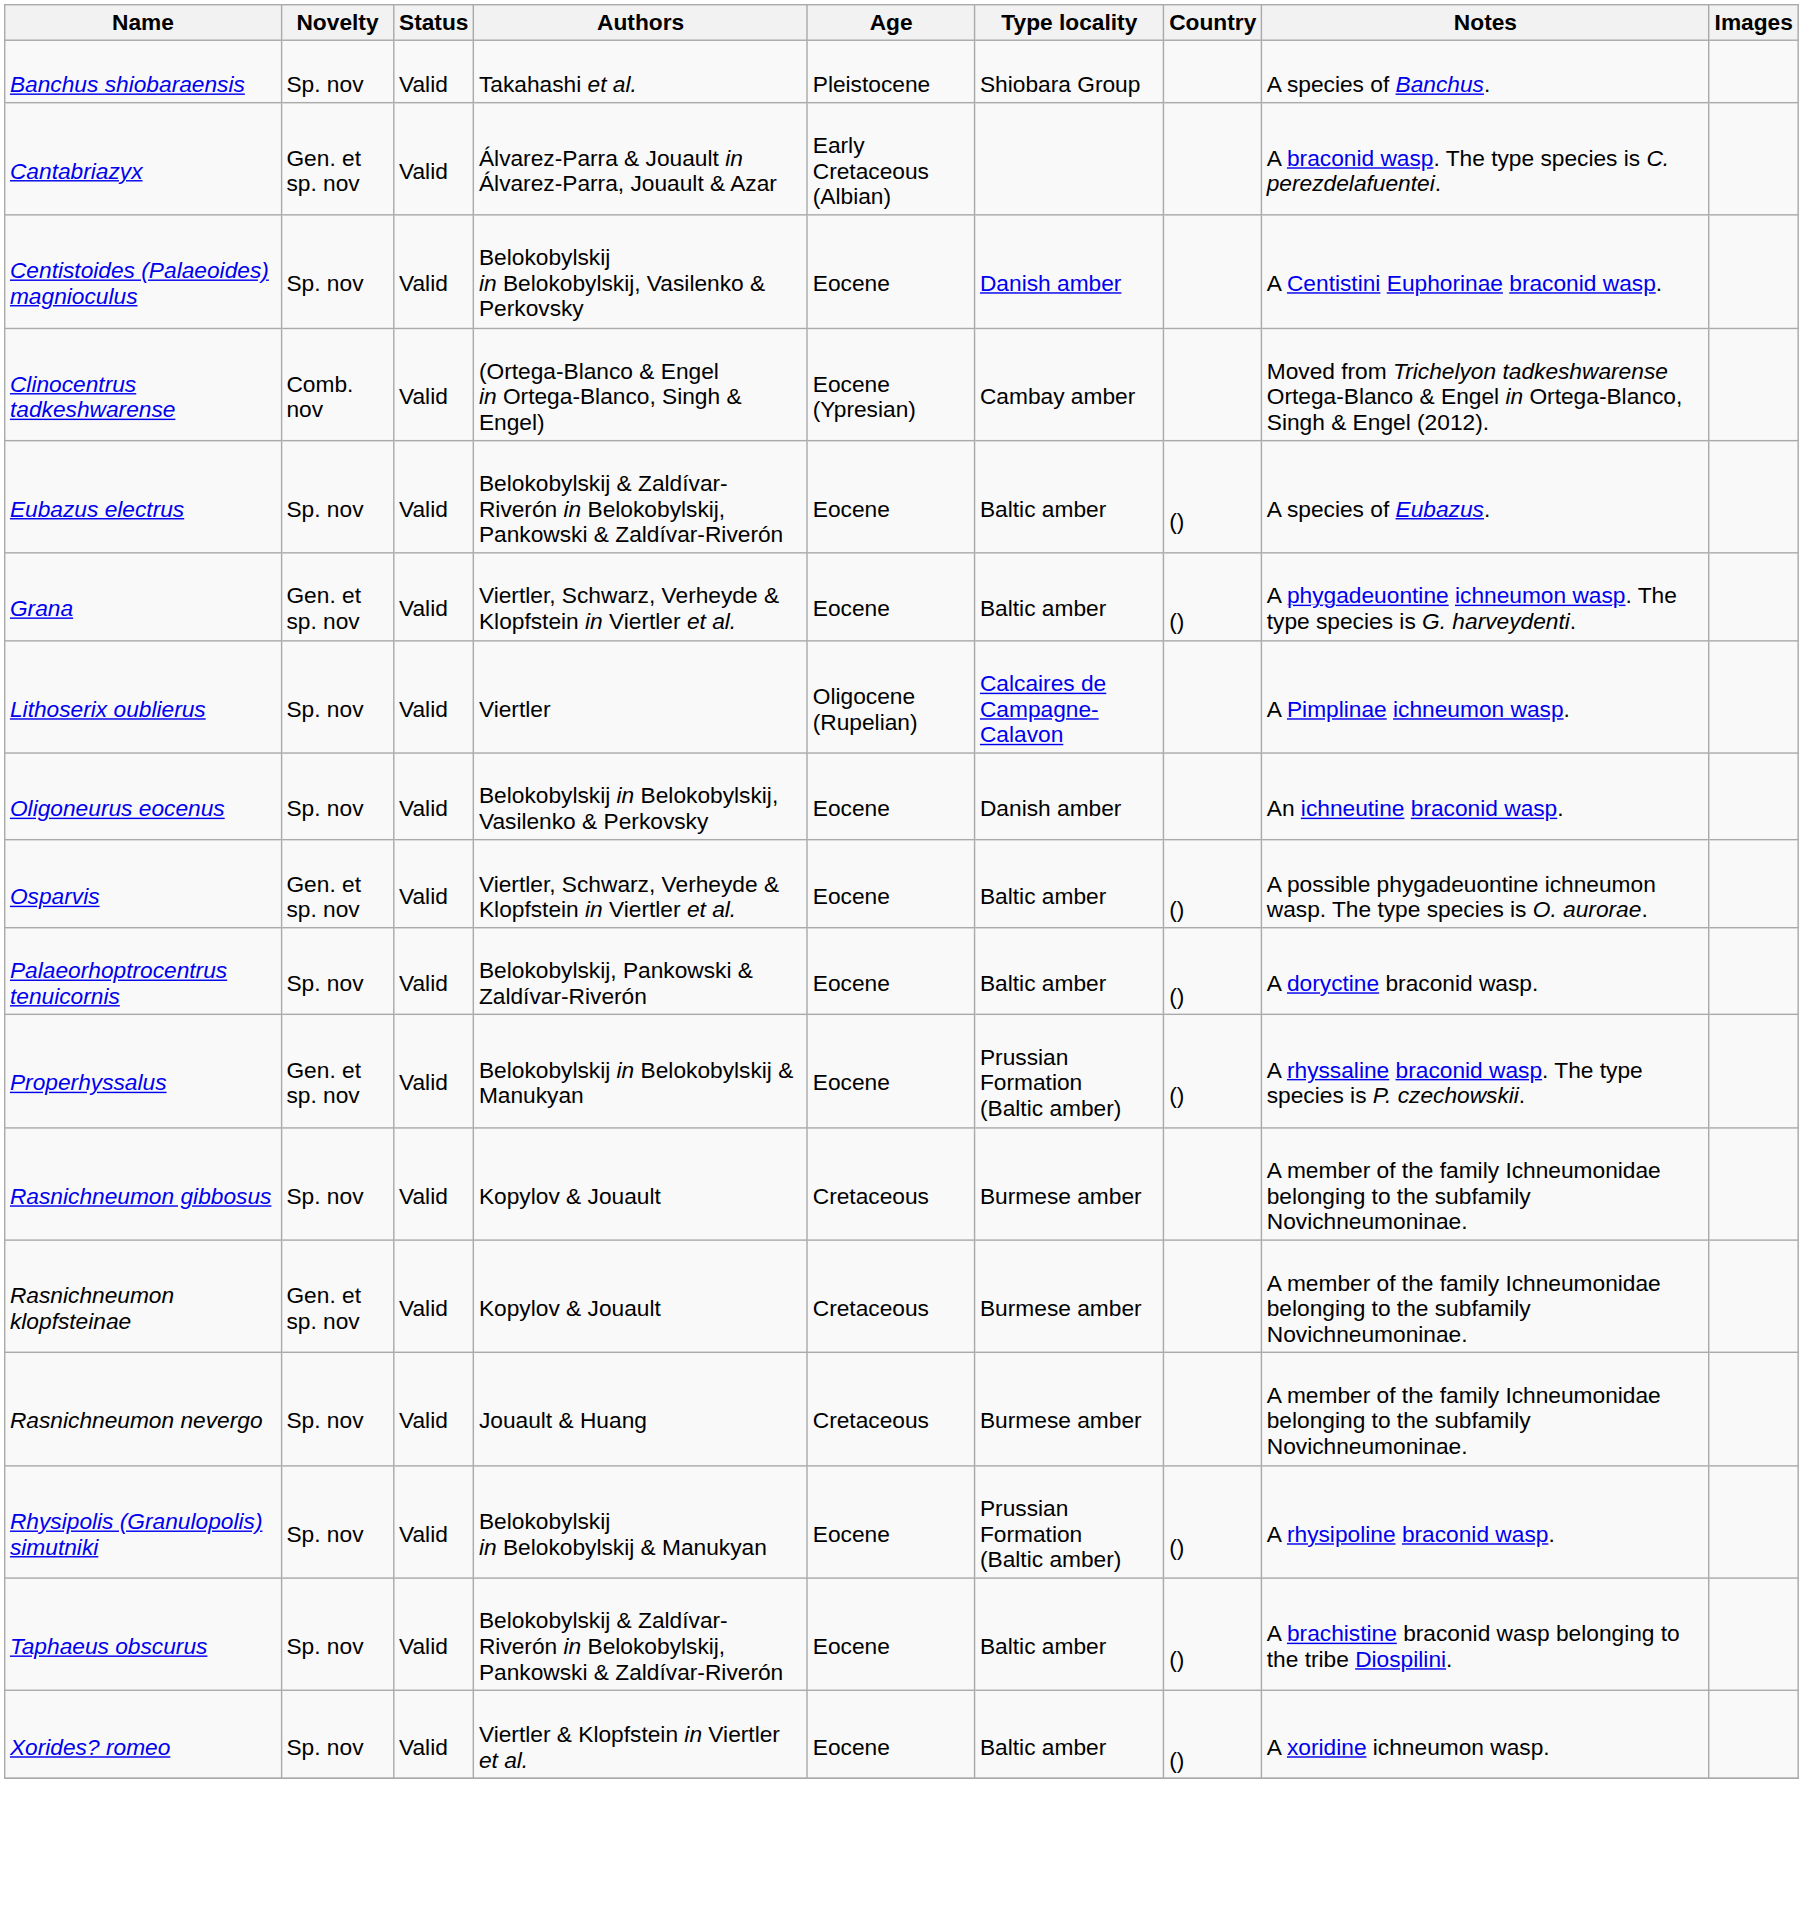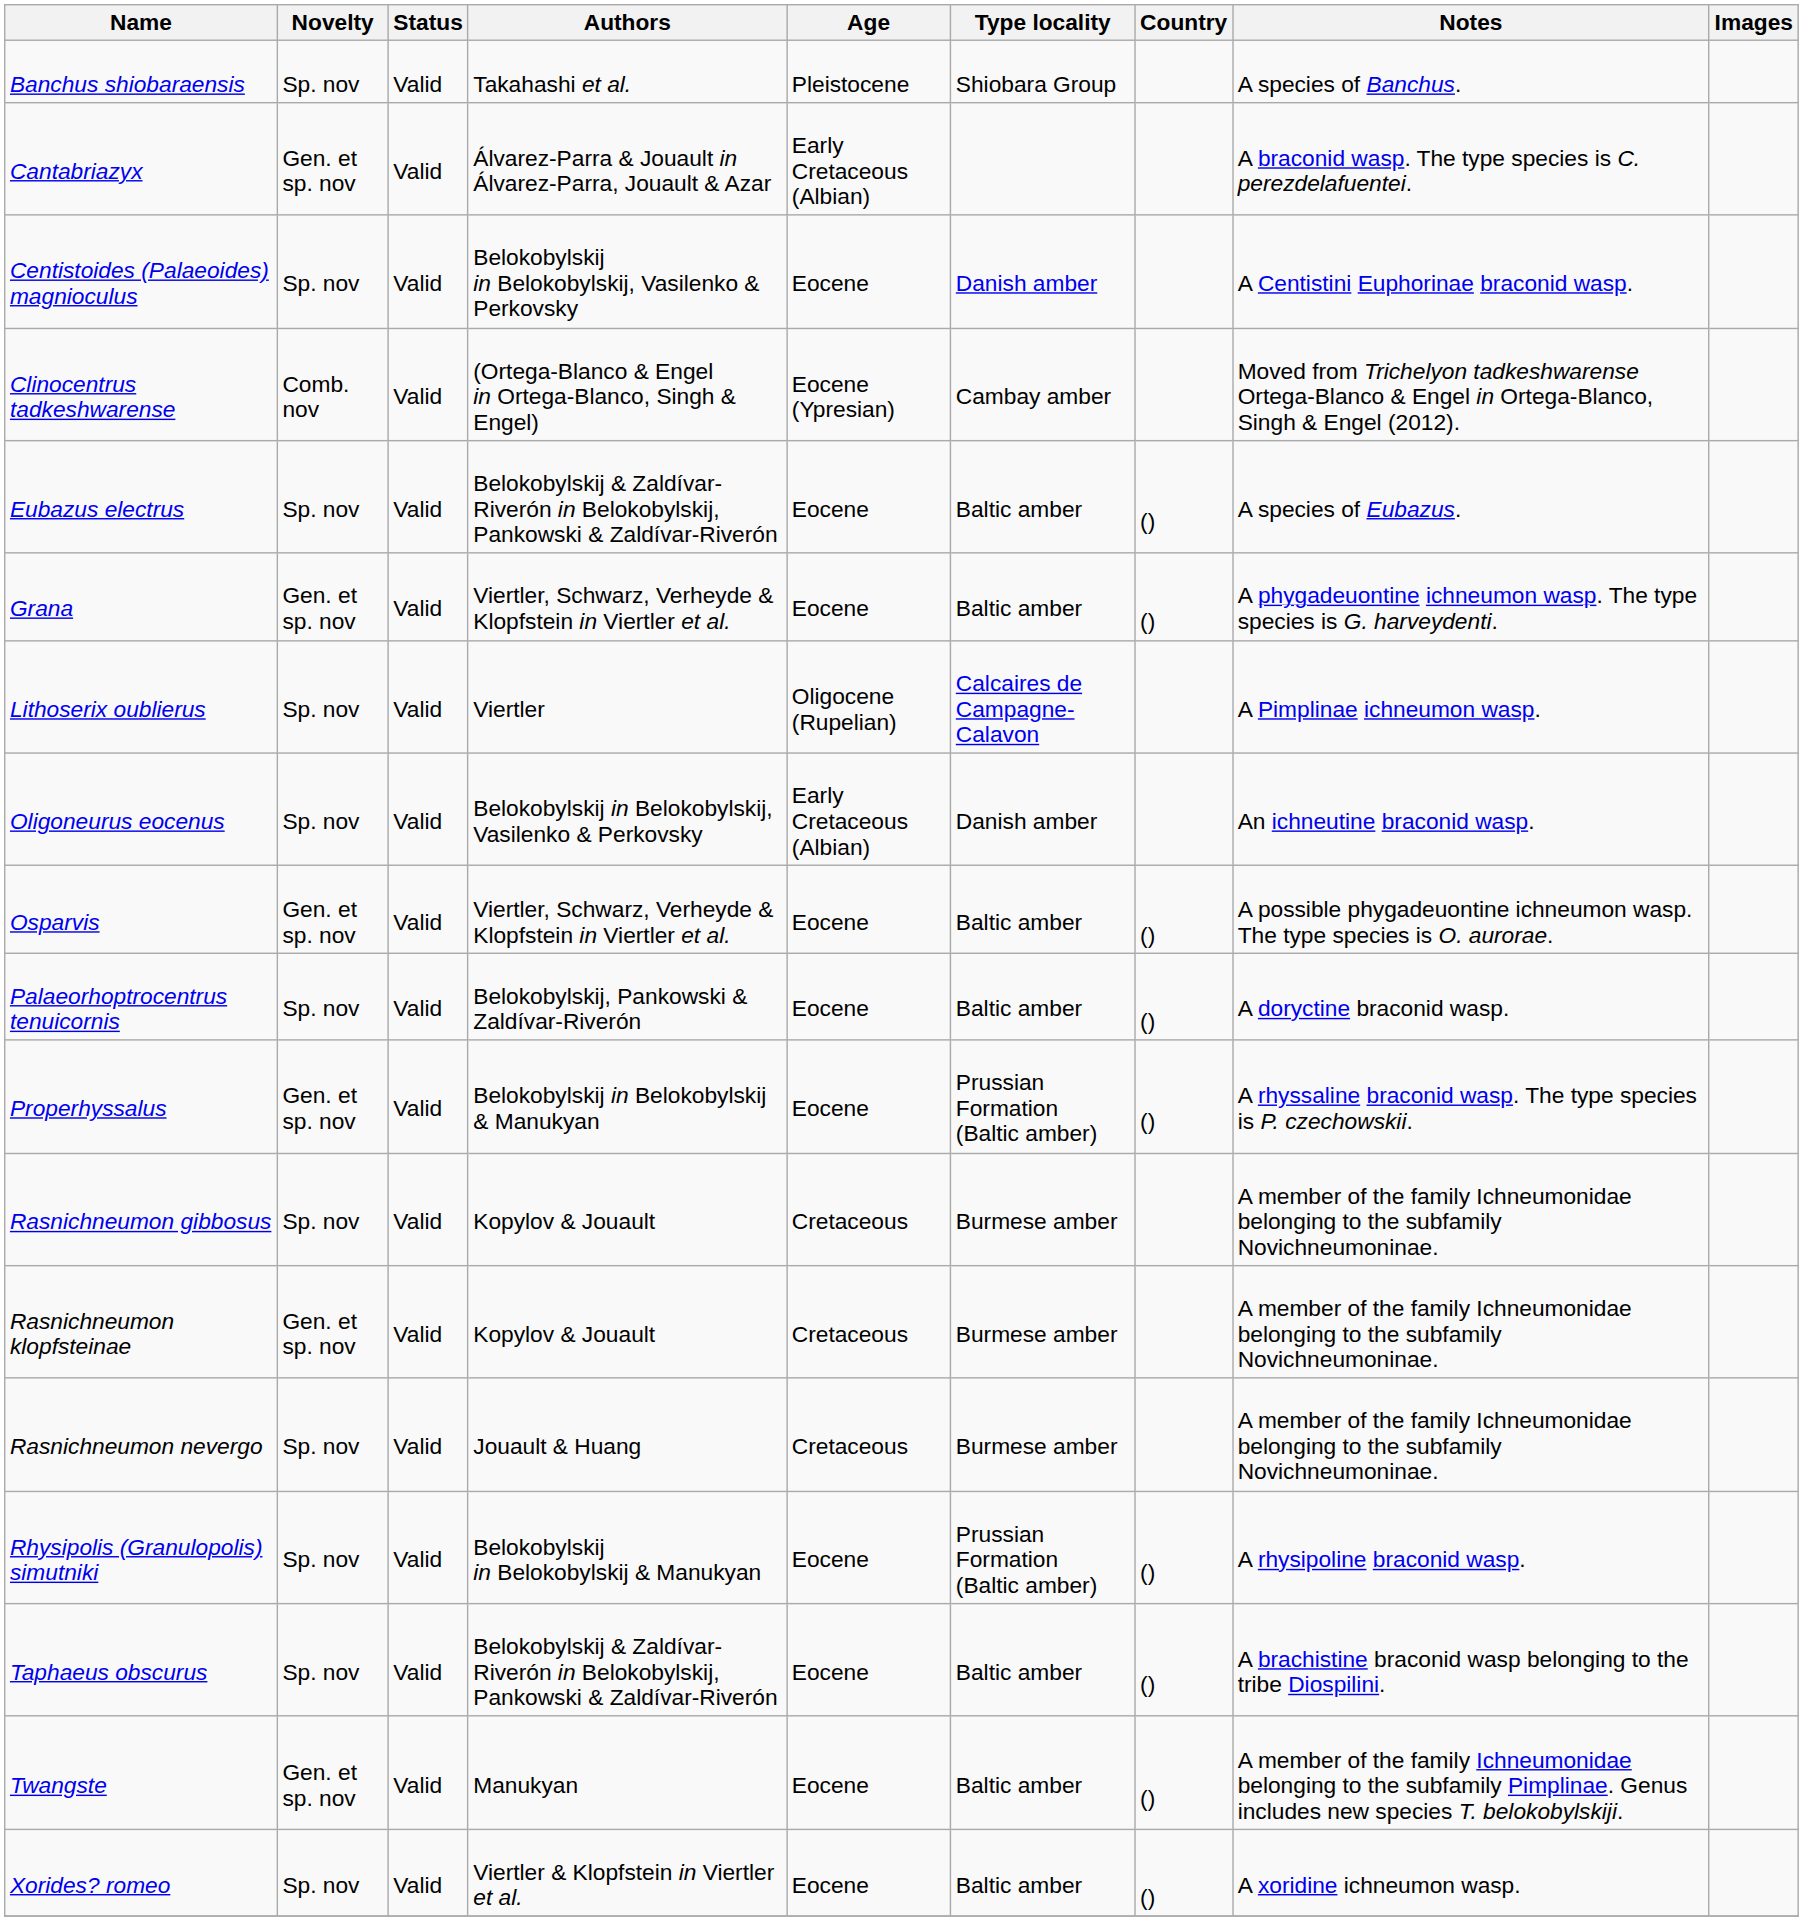(851, 809) Eocene -> (850, 821) Early Cretaceous (Albian)
+ row: (58, 1785)
